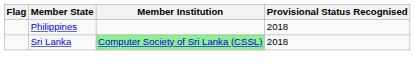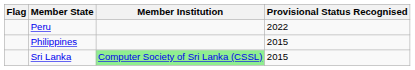+ row: (41, 27)
(277, 27) 2018 -> (277, 42) 2015
(277, 42) 2018 -> (277, 57) 2015
